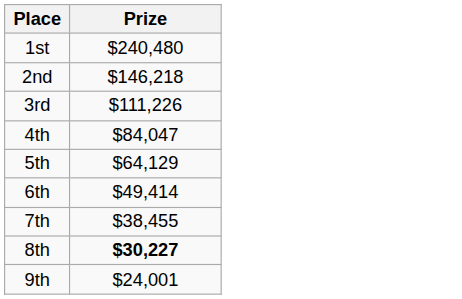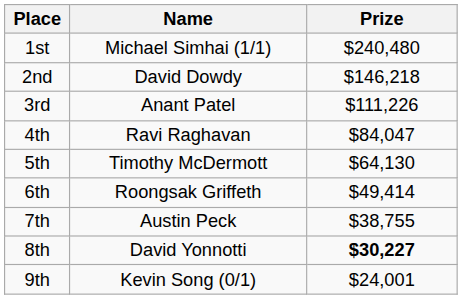+ column: (188, 18)
(145, 163) $64,129 -> (382, 163) $64,130
(145, 221) $38,455 -> (382, 221) $38,755
